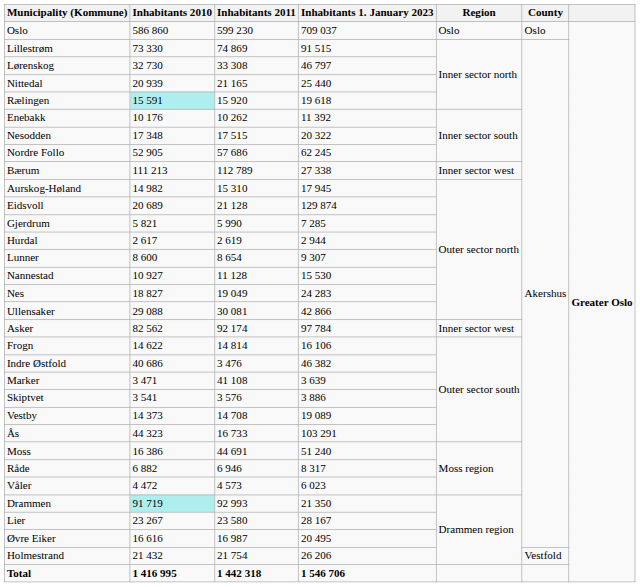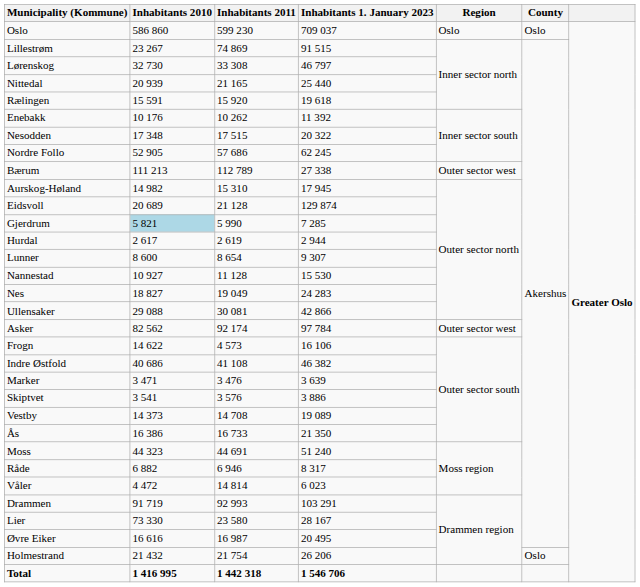(148, 48) 73 330 -> (148, 48) 23 267
(148, 100) paleturquoise background -> (148, 100) no background
(476, 170) Inner sector west -> (477, 170) Outer sector west
(145, 223) no background -> (145, 223) lightblue background
(476, 328) Inner sector west -> (477, 328) Outer sector west
(232, 345) 14 814 -> (229, 345) 4 573
(229, 363) 3 476 -> (232, 363) 41 108
(232, 380) 41 108 -> (229, 380) 3 476
(148, 433) 44 323 -> (148, 433) 16 386
(319, 433) 103 291 -> (316, 433) 21 350
(148, 450) 16 386 -> (148, 450) 44 323
(229, 485) 4 573 -> (232, 485) 14 814
(148, 503) paleturquoise background -> (148, 503) no background
(316, 503) 21 350 -> (319, 503) 103 291
(148, 521) 23 267 -> (148, 521) 73 330
(543, 556) Vestfold -> (535, 556) Oslo
